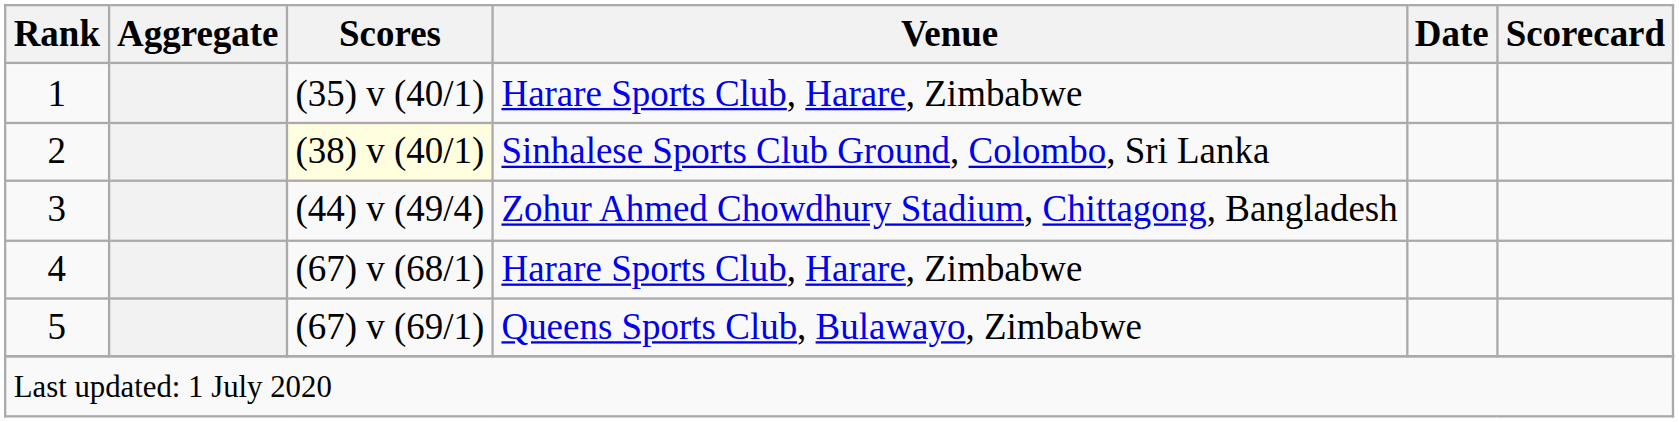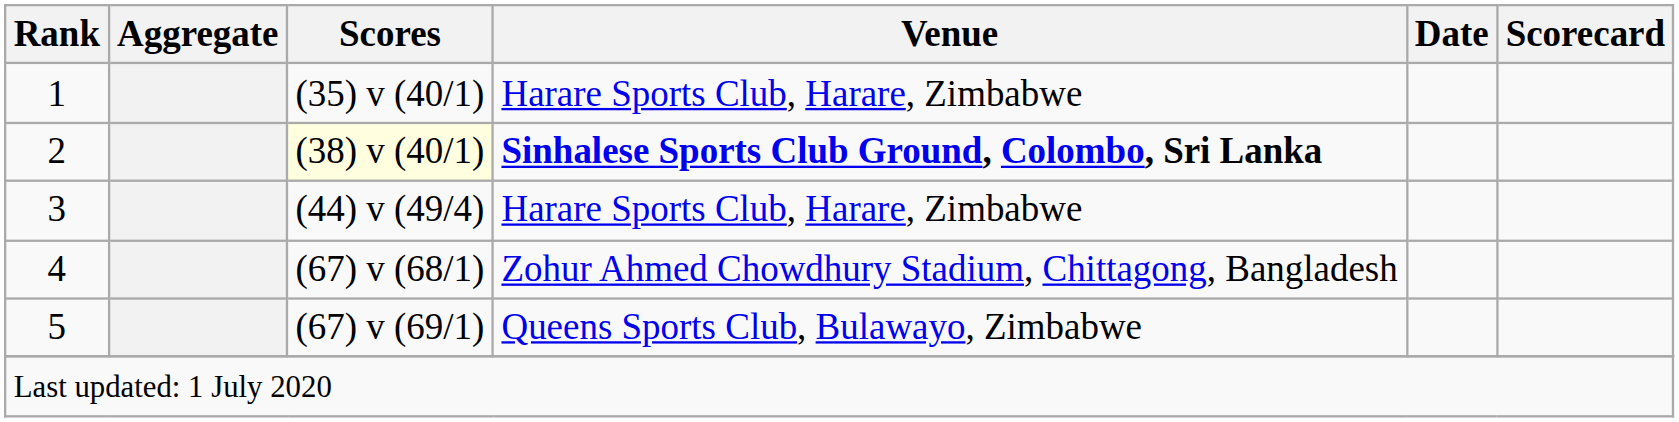(885, 151) normal -> (912, 151) bold
(950, 209) Zohur Ahmed Chowdhury Stadium, Chittagong, Bangladesh -> (792, 209) Harare Sports Club, Harare, Zimbabwe
(792, 268) Harare Sports Club, Harare, Zimbabwe -> (950, 268) Zohur Ahmed Chowdhury Stadium, Chittagong, Bangladesh
